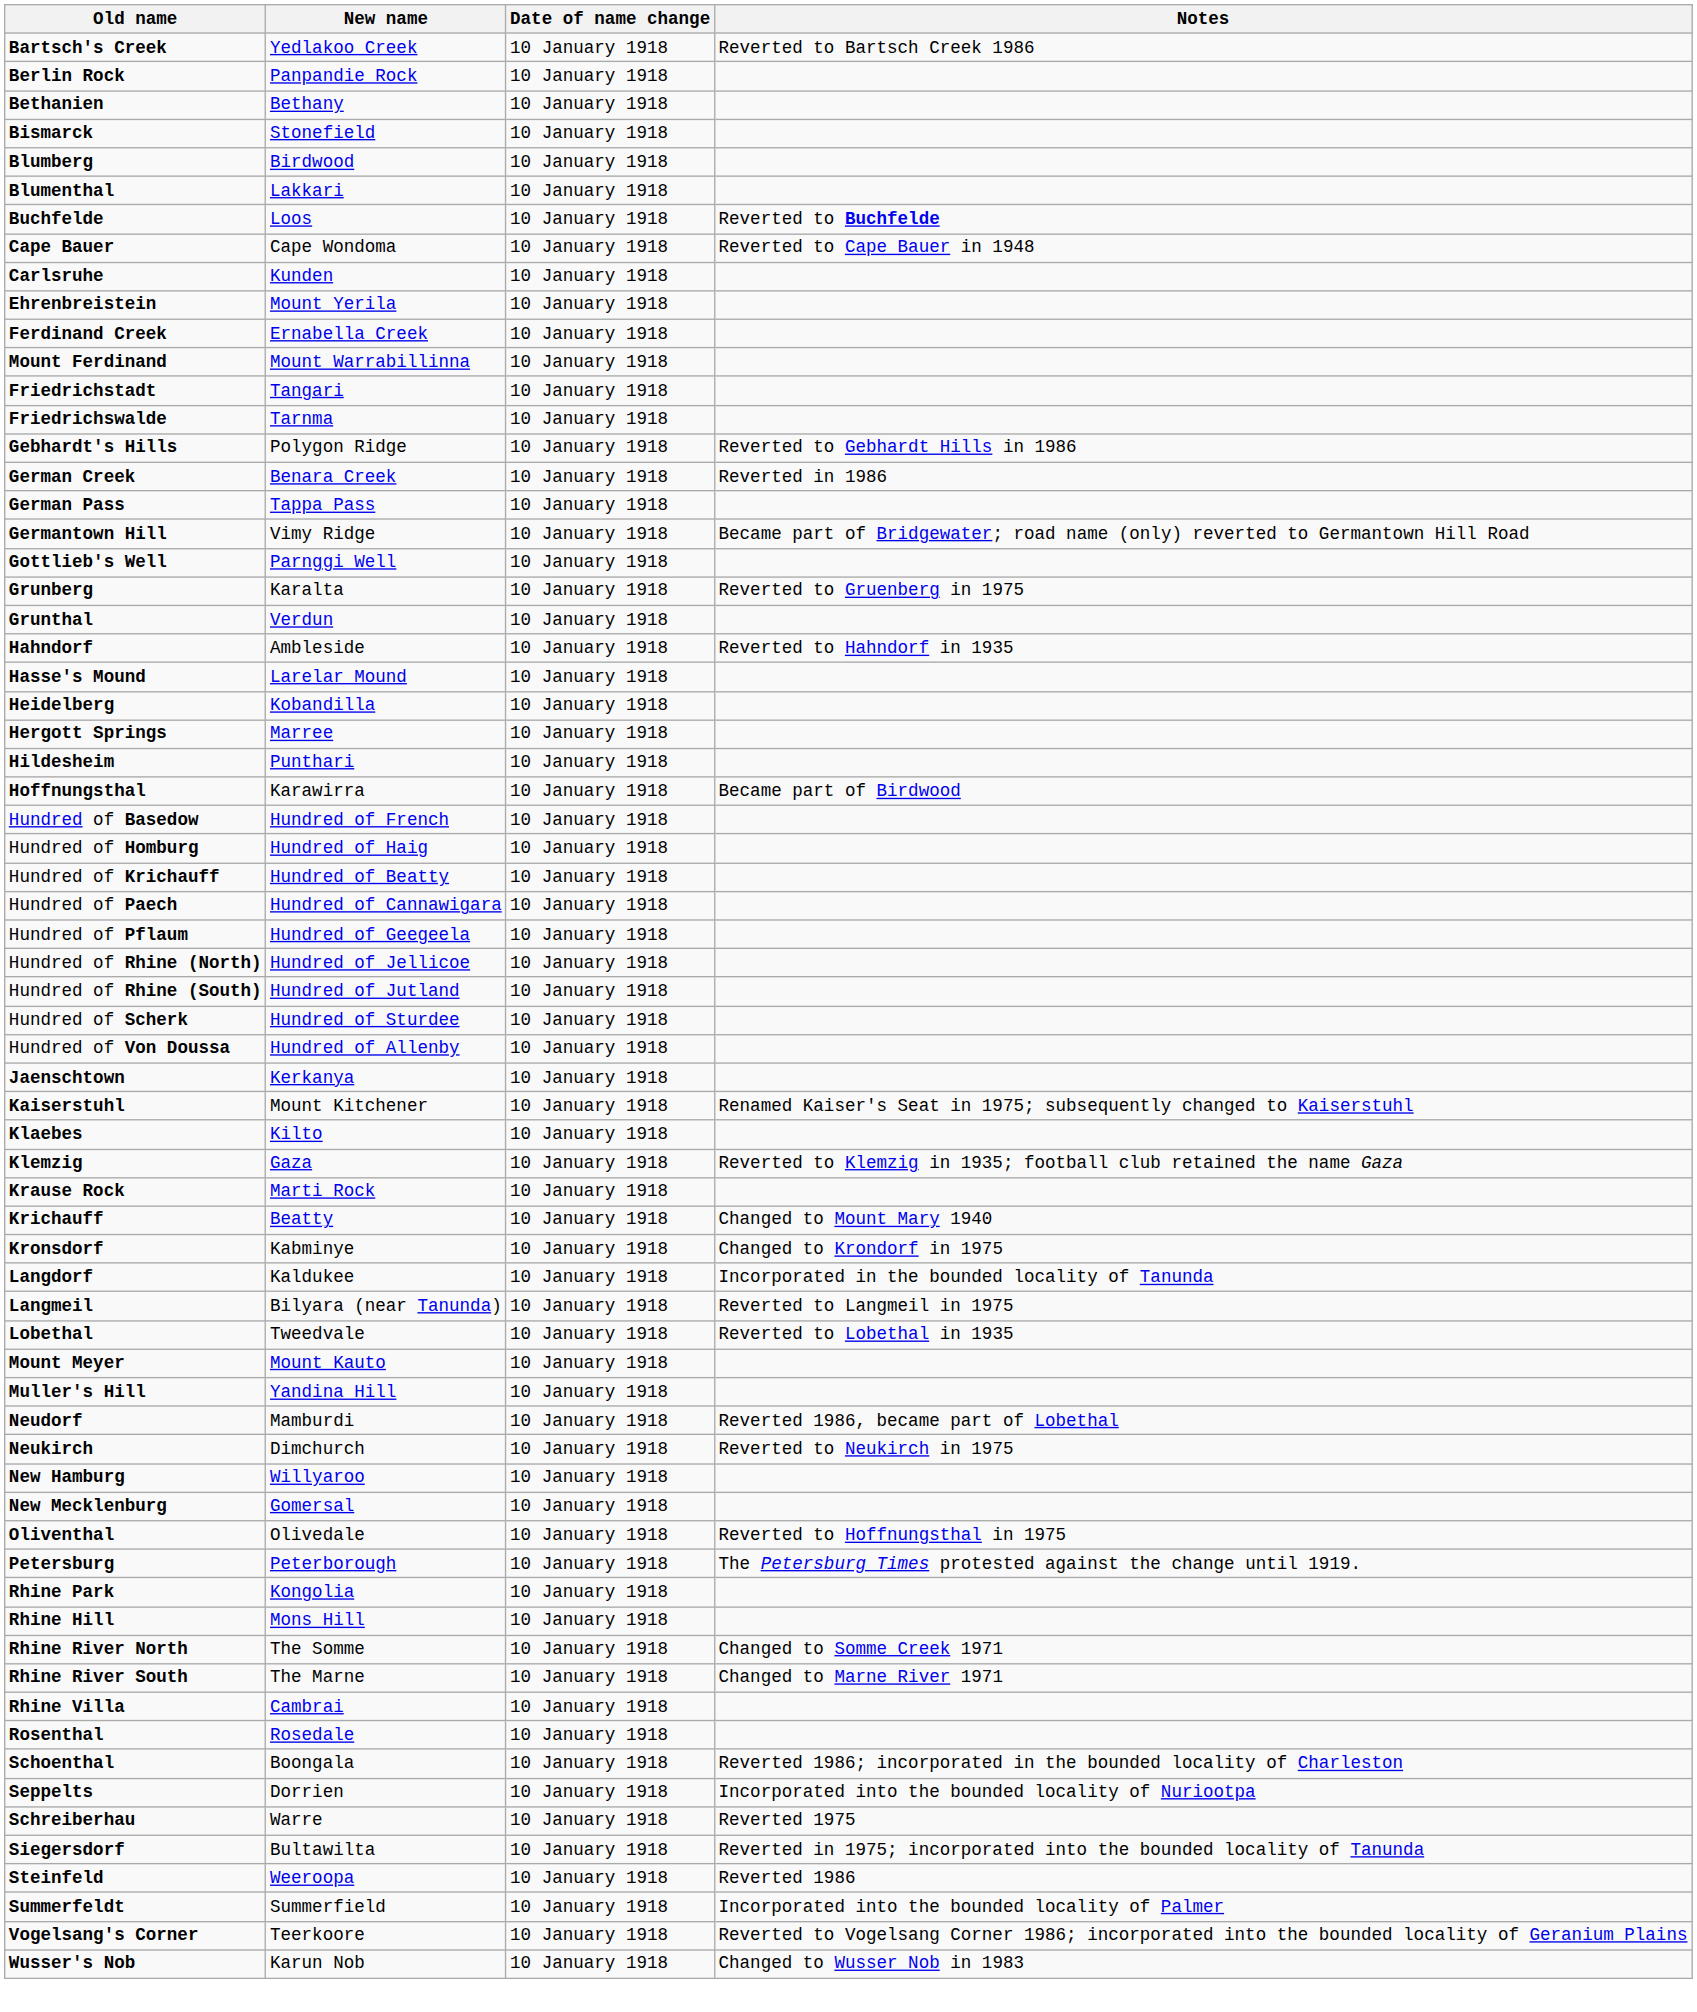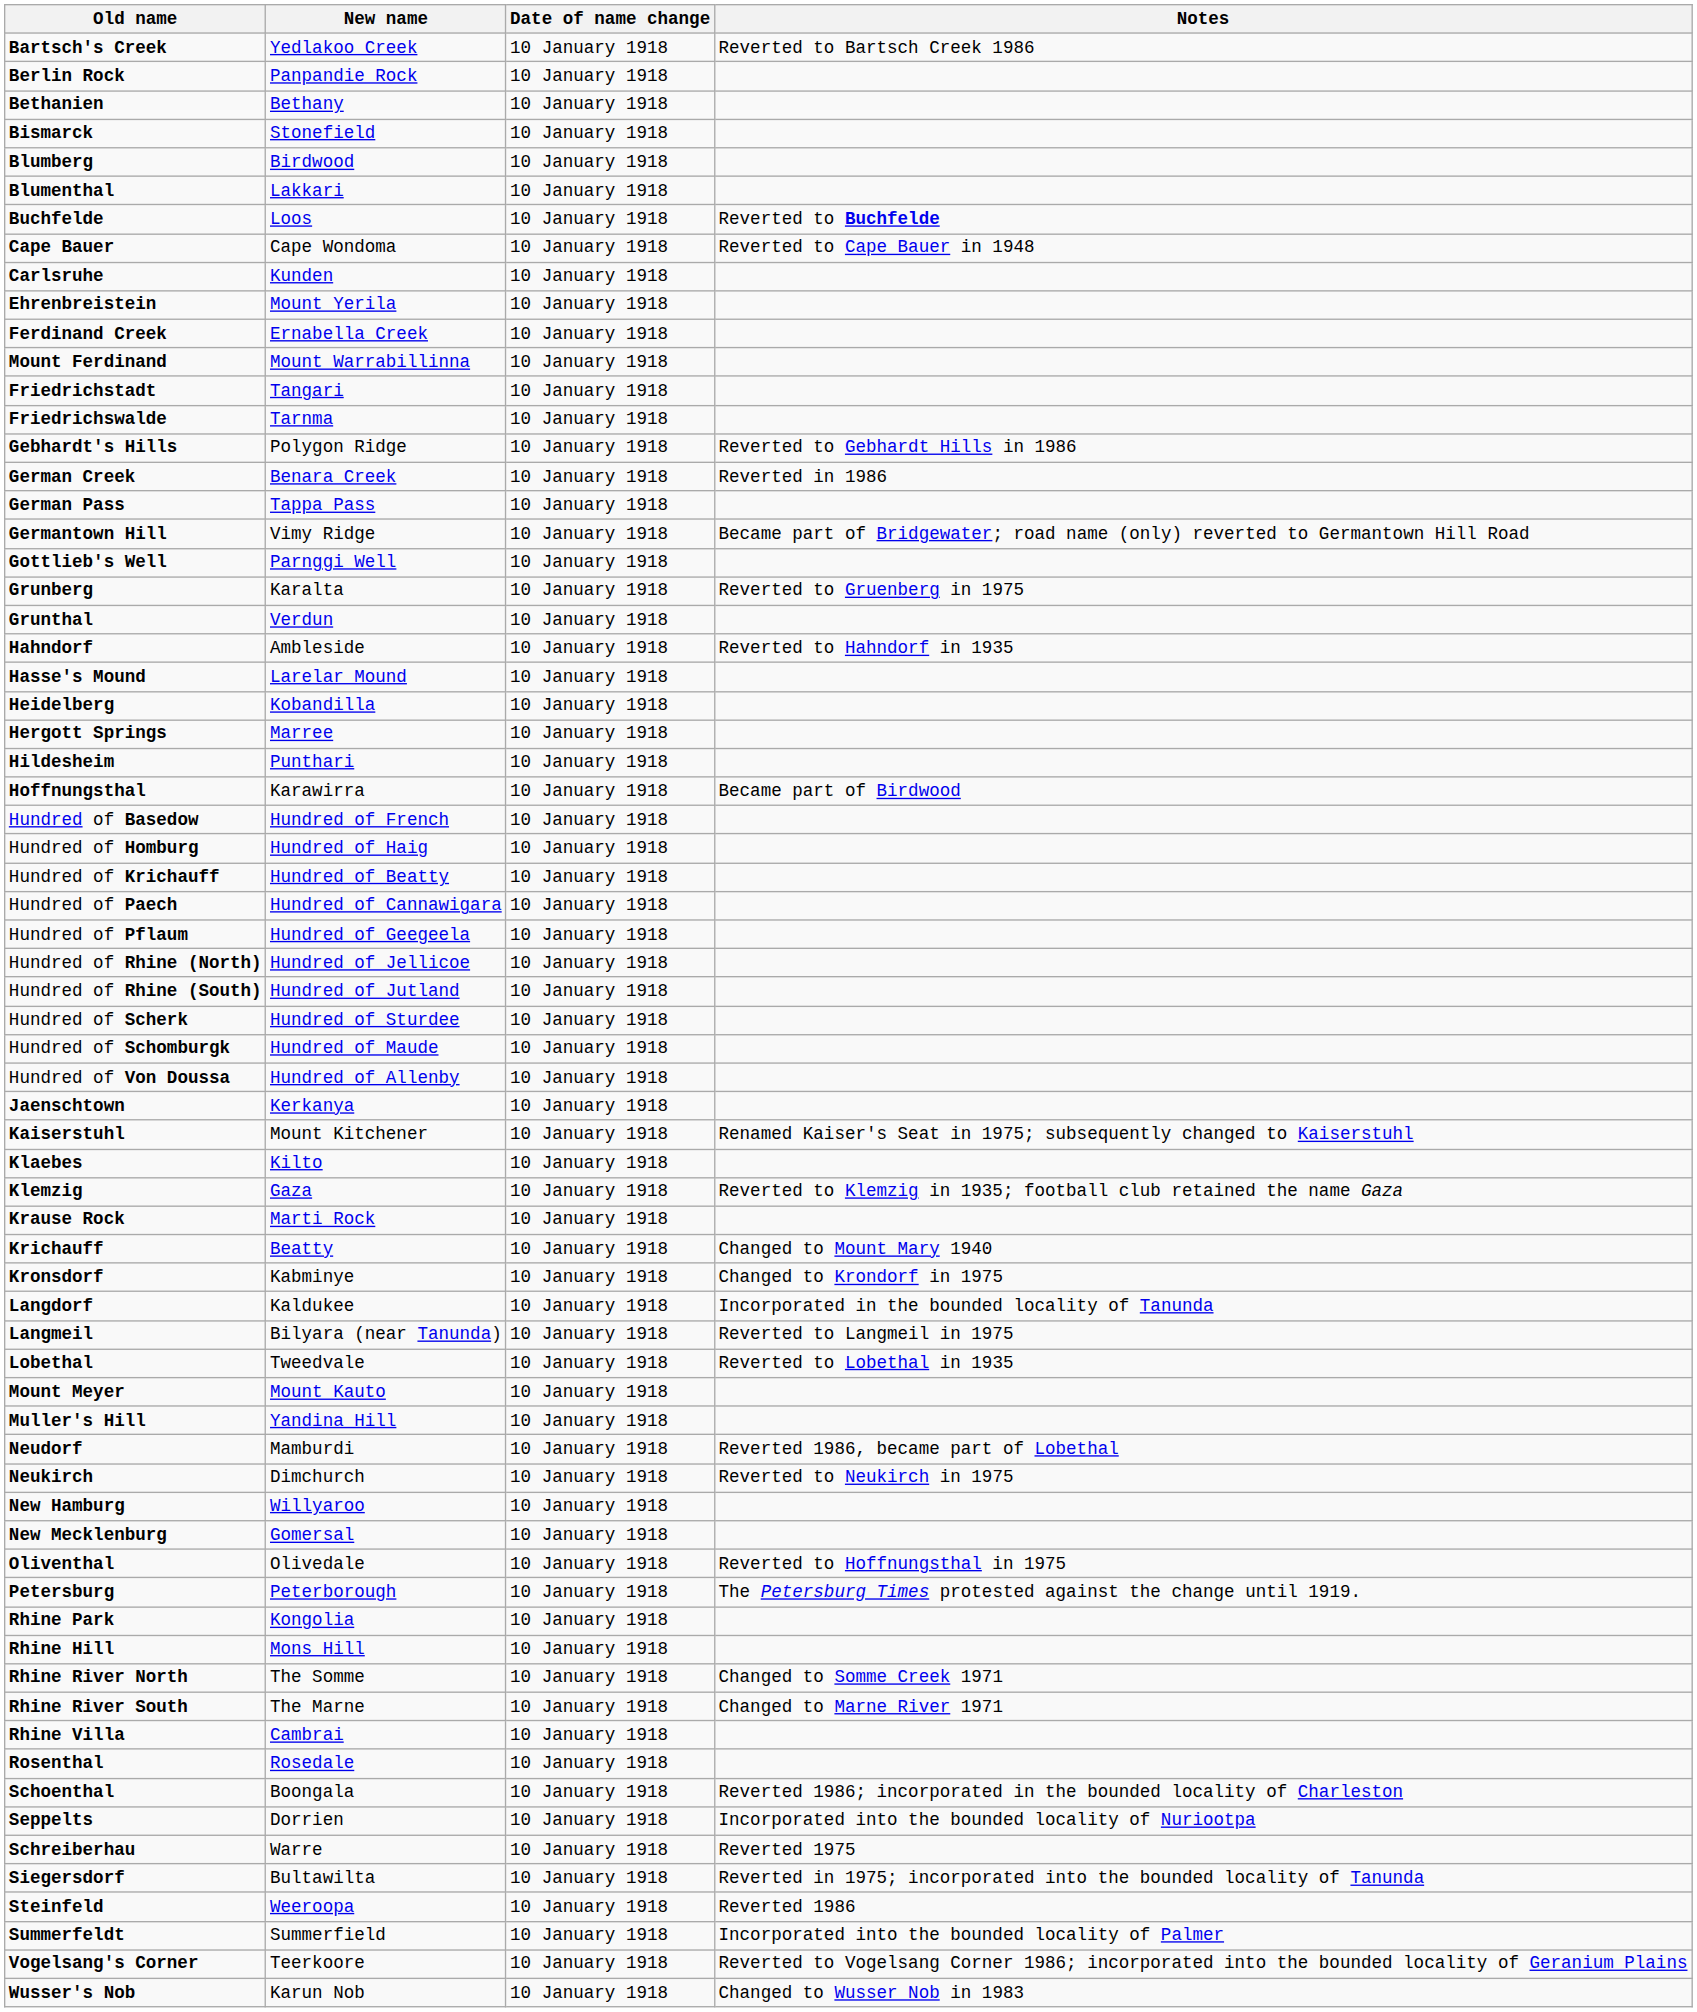+ row: (119, 1049)
